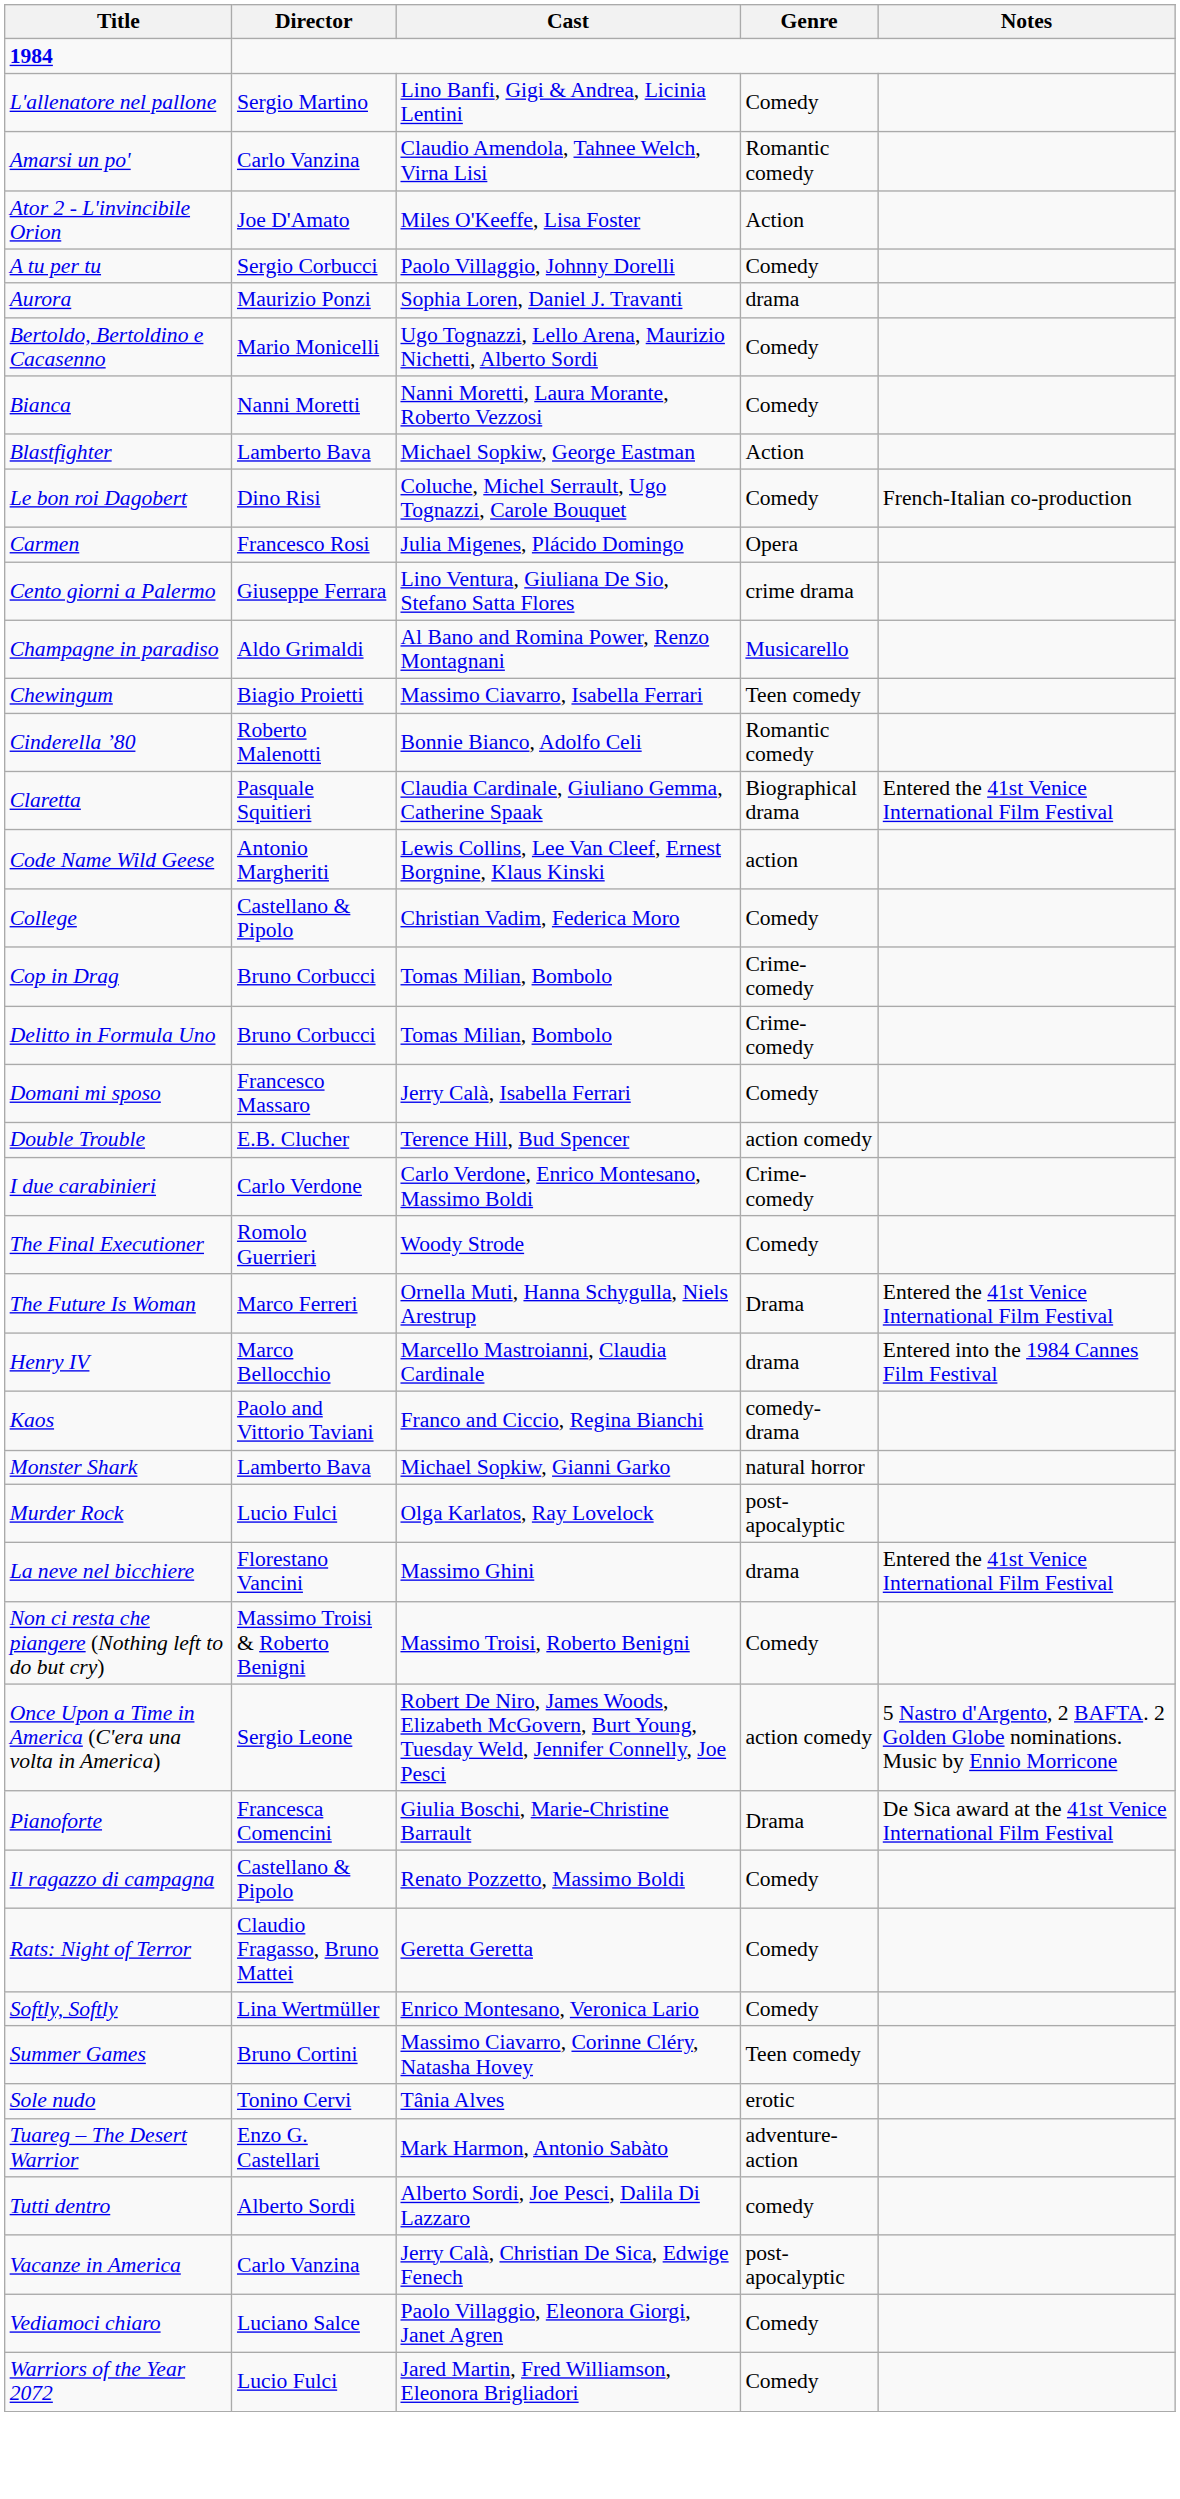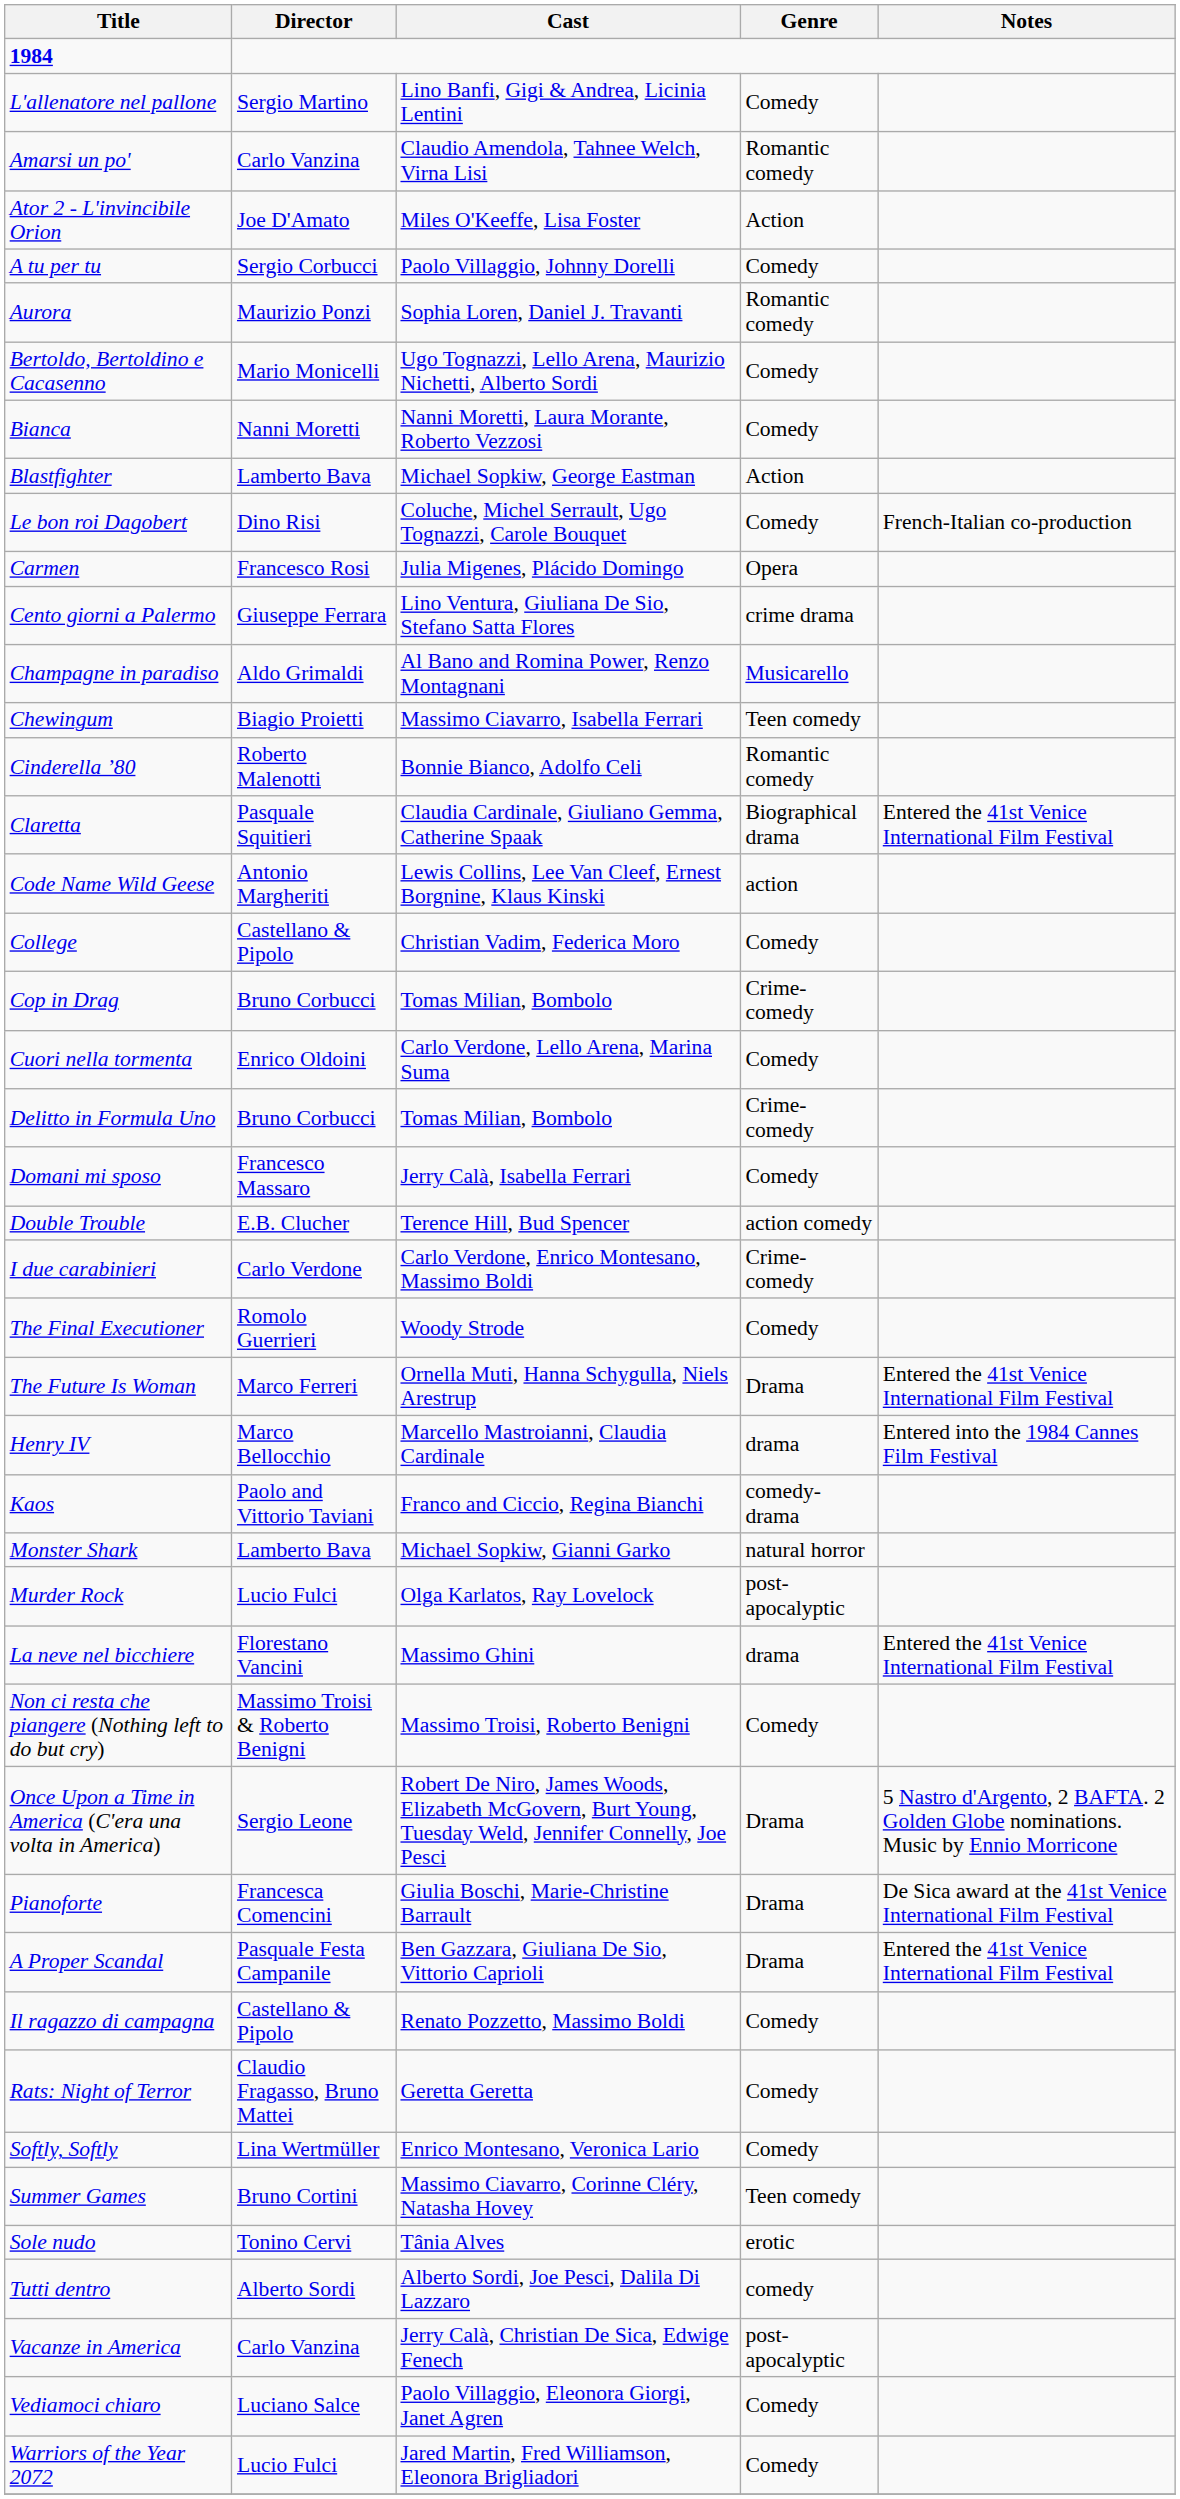(772, 300) drama -> (787, 312) Romantic comedy
+ row: (101, 1059)
(809, 1737) action comedy -> (775, 1820) Drama
+ row: (86, 1961)
- row: (98, 2147)
